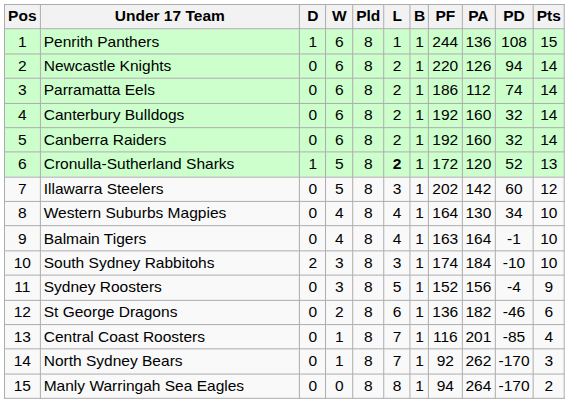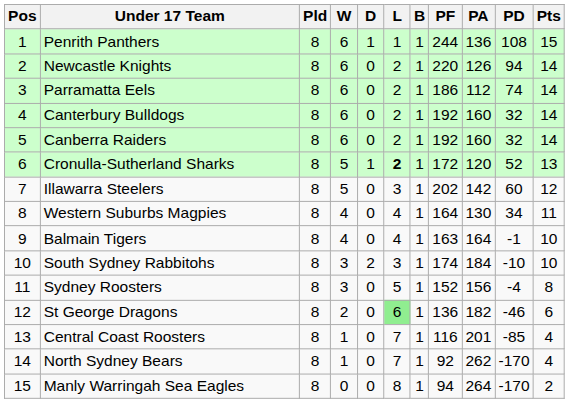columns swapped: (368, 16) <-> (313, 16)
(549, 213) 10 -> (549, 213) 11
(549, 287) 9 -> (549, 287) 8
(397, 312) no background -> (397, 312) lightgreen background
(549, 361) 3 -> (549, 361) 4
